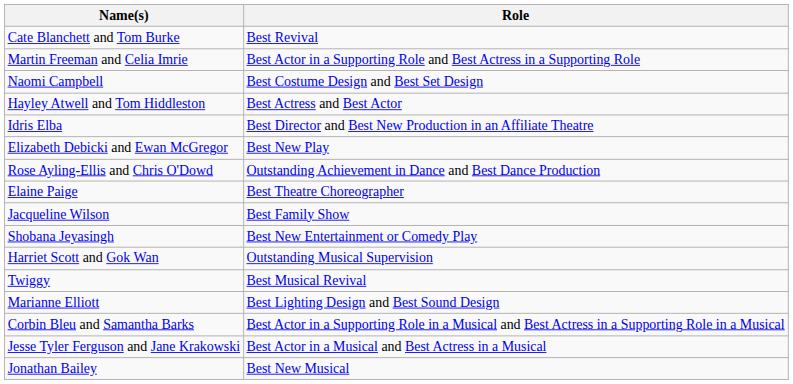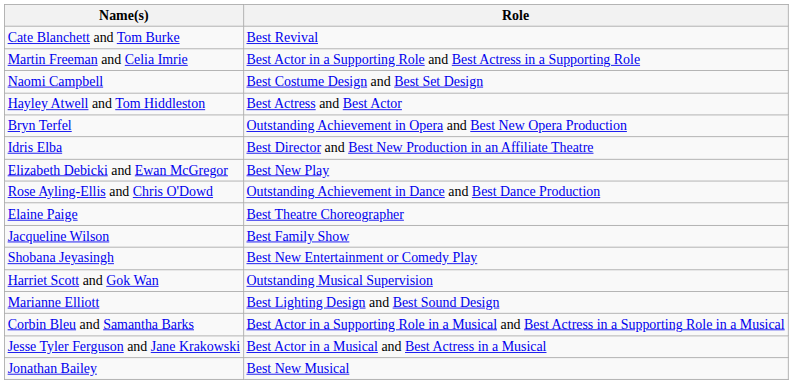+ row: (40, 125)
- row: (29, 280)
